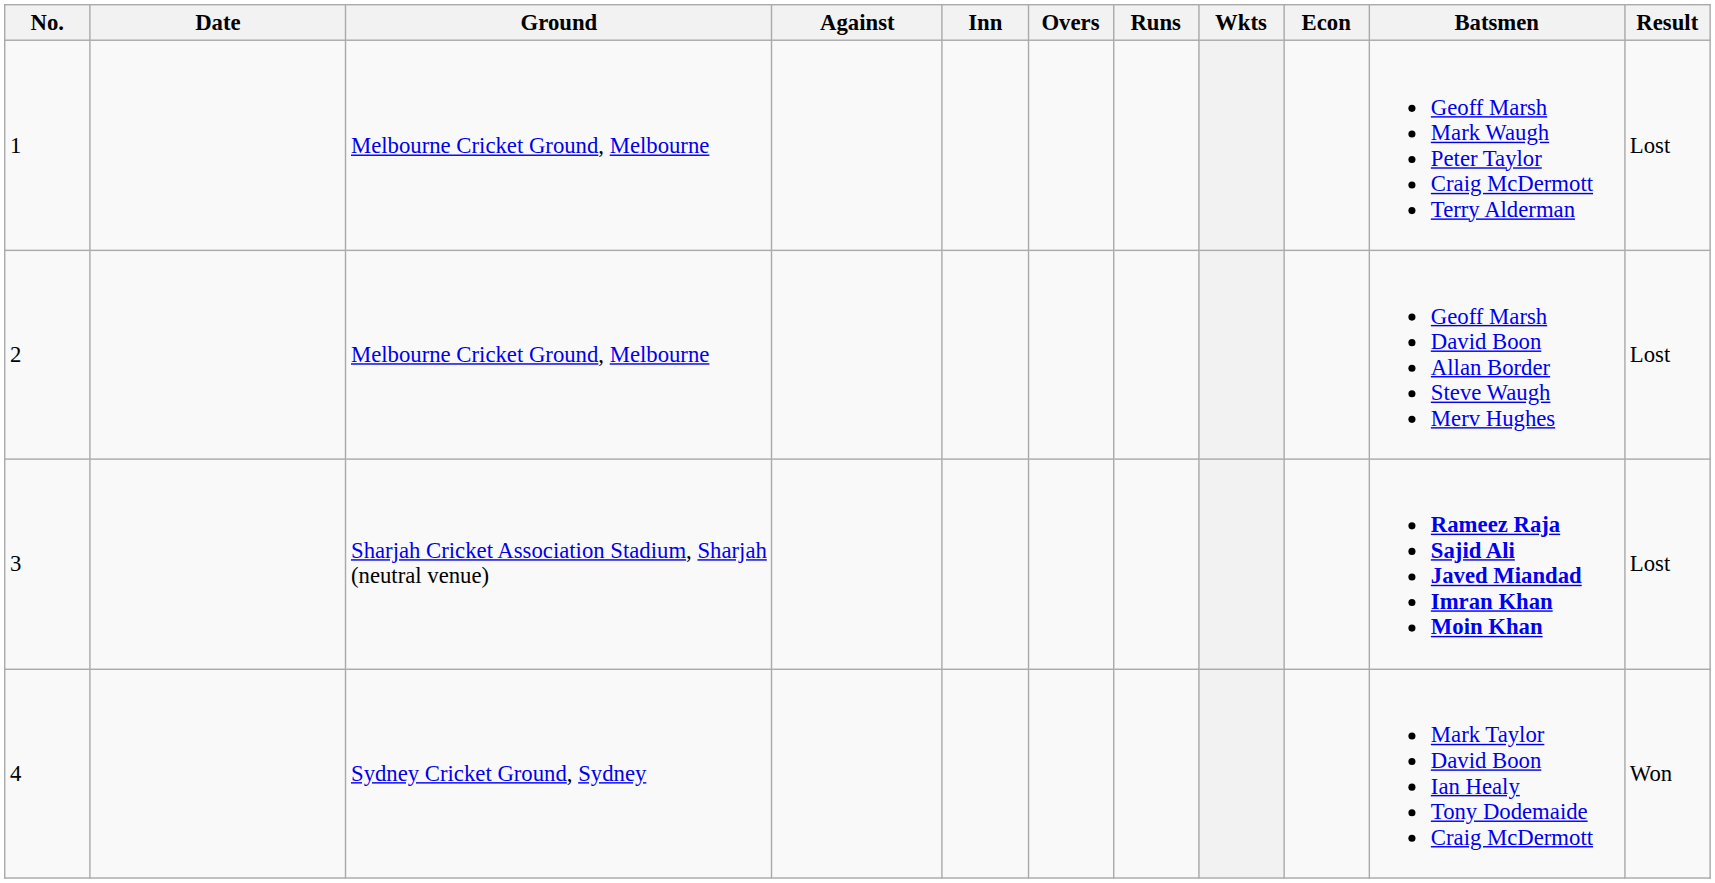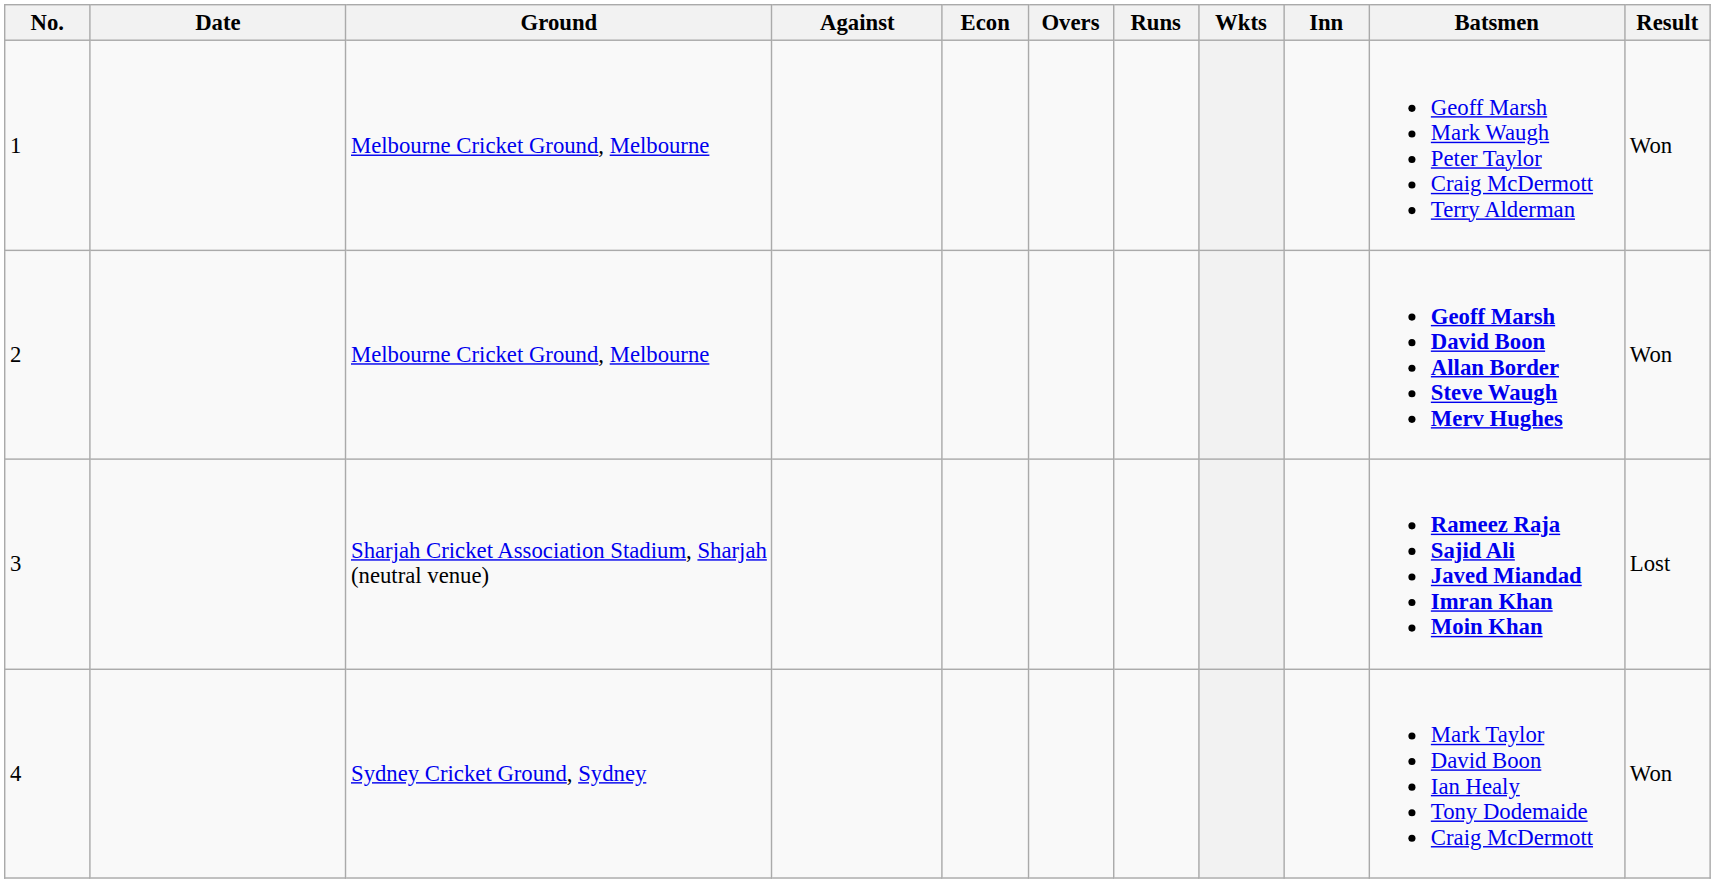columns swapped: (985, 22) <-> (1326, 22)
(1650, 145) Lost -> (1651, 145) Won
(1497, 367) normal -> (1497, 367) bold
(1650, 354) Lost -> (1651, 354) Won
